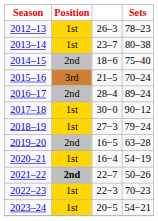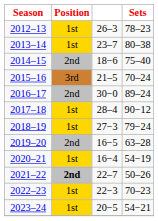(107, 94) 28–4 -> (107, 94) 30−0
(107, 110) 30−0 -> (107, 110) 28–4
